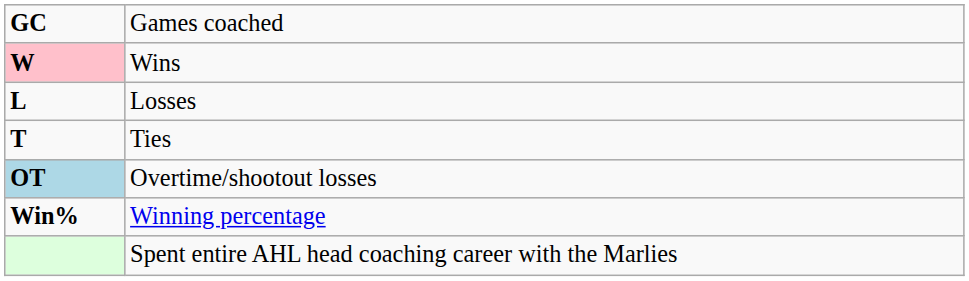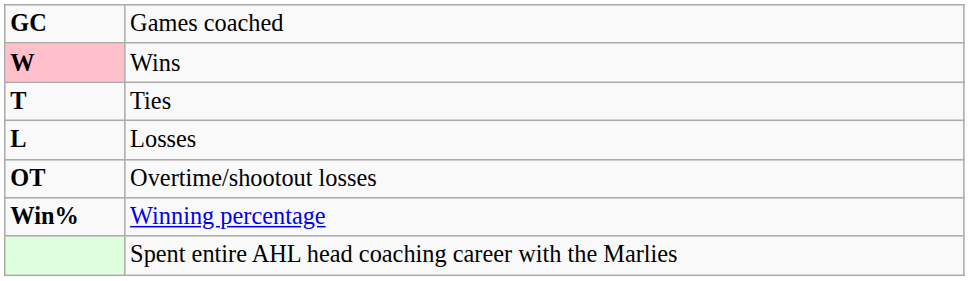rows swapped: (163, 100) <-> (151, 139)
(28, 178) lightblue background -> (28, 178) no background
